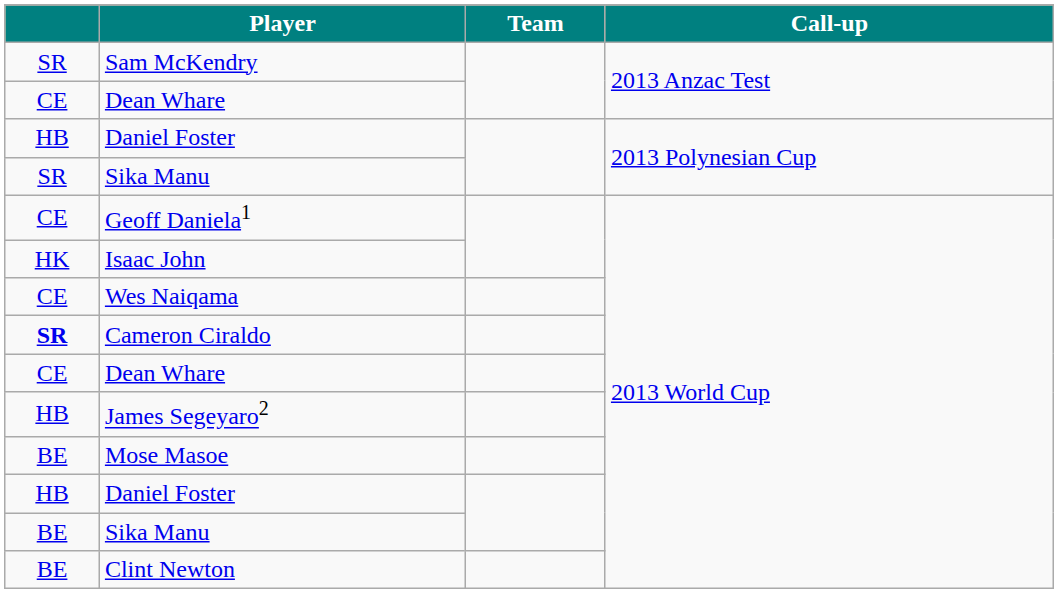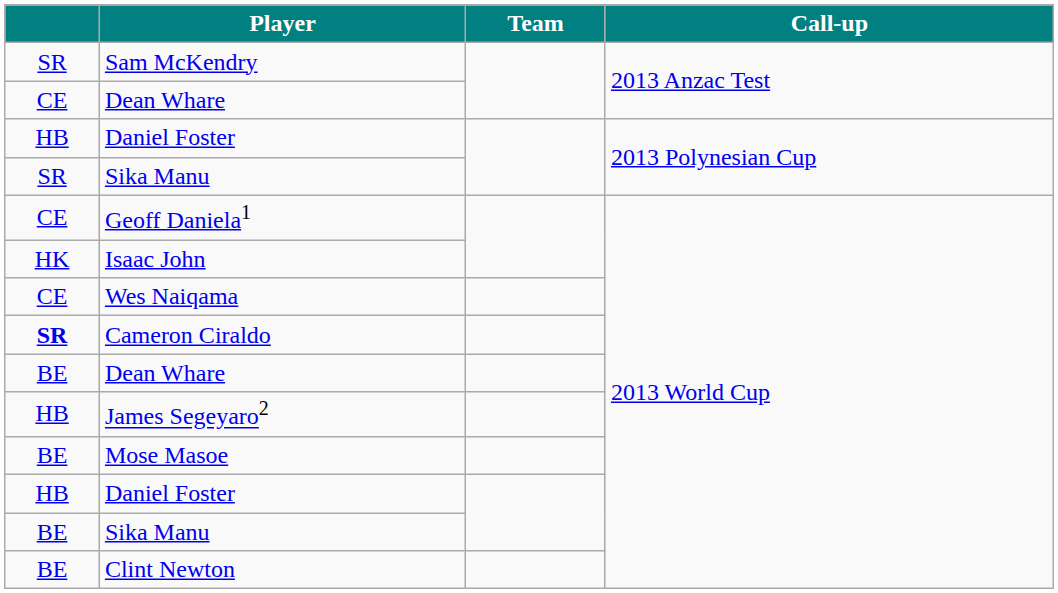(52, 372) CE -> (52, 372) BE
